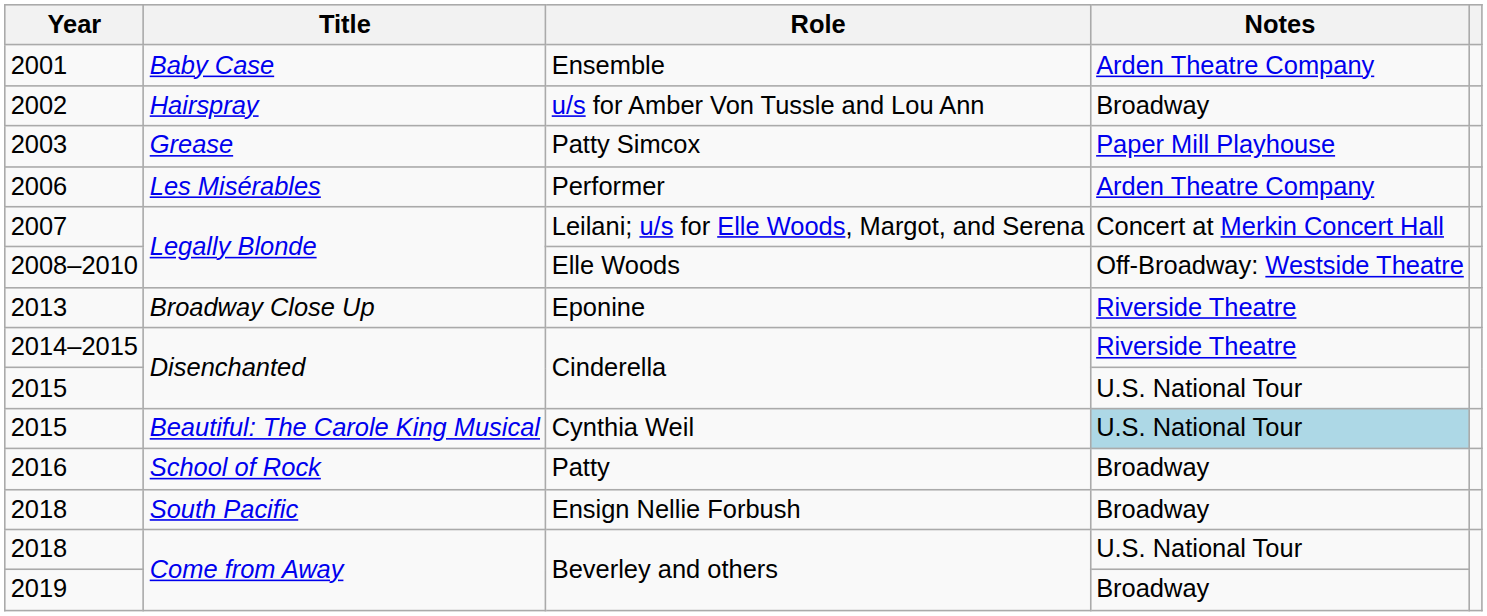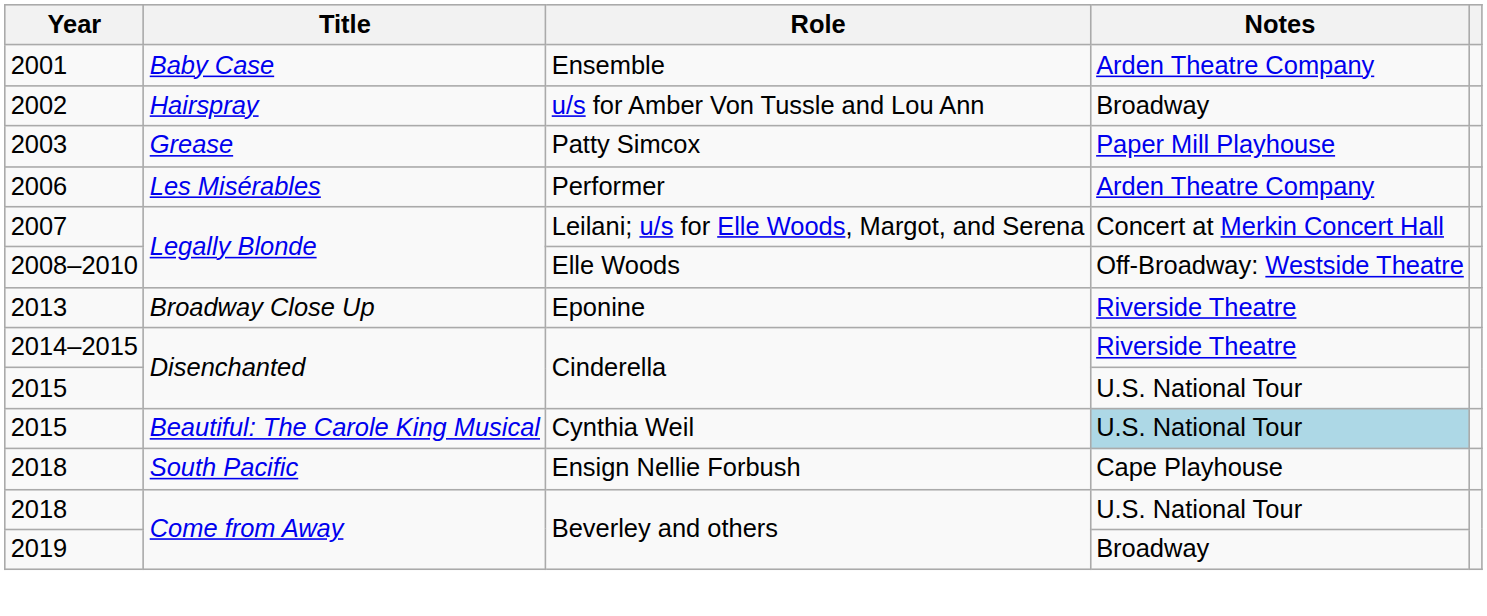- row: (39, 468)
(1153, 508) Broadway -> (1189, 468) Cape Playhouse
